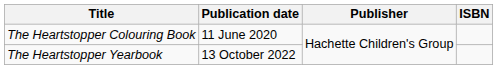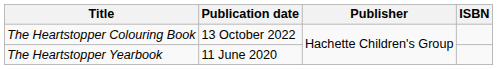(239, 34) 11 June 2020 -> (249, 34) 13 October 2022
(249, 54) 13 October 2022 -> (239, 54) 11 June 2020
